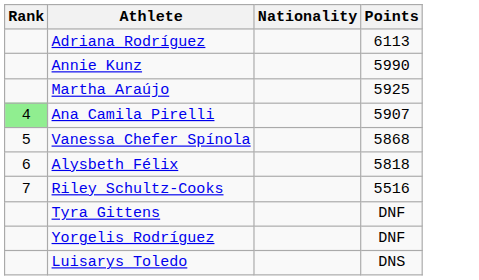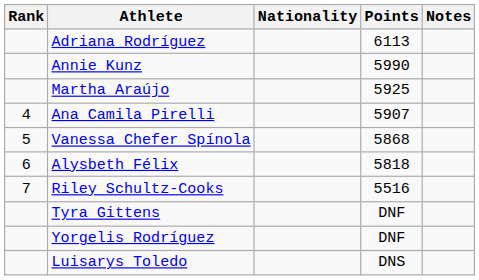+ column: (449, 17)
(26, 115) lightgreen background -> (26, 115) no background
